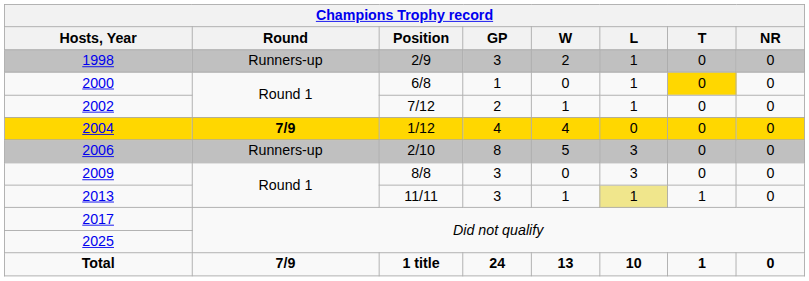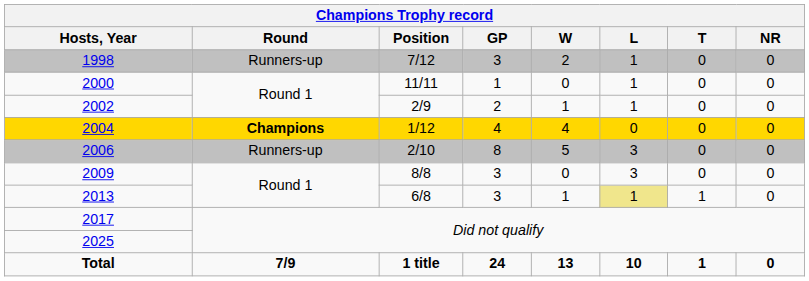(421, 60) 2/9 -> (421, 60) 7/12
(421, 83) 6/8 -> (421, 83) 11/11
(702, 83) gold background -> (702, 83) no background
(421, 106) 7/12 -> (421, 106) 2/9
(285, 128) 7/9 -> (285, 128) Champions
(421, 196) 11/11 -> (421, 196) 6/8
